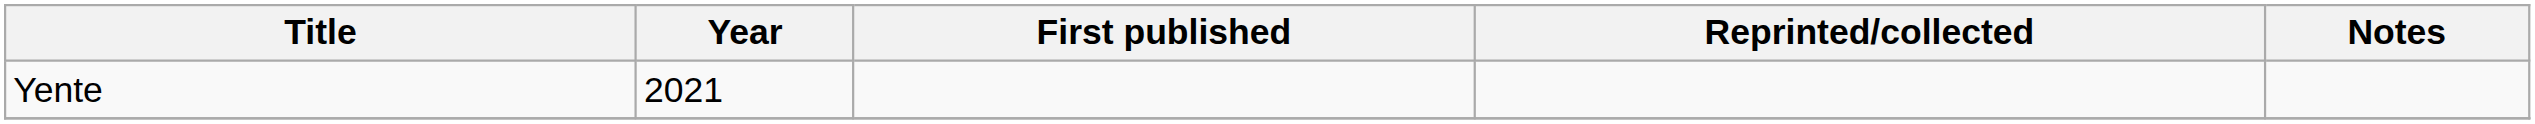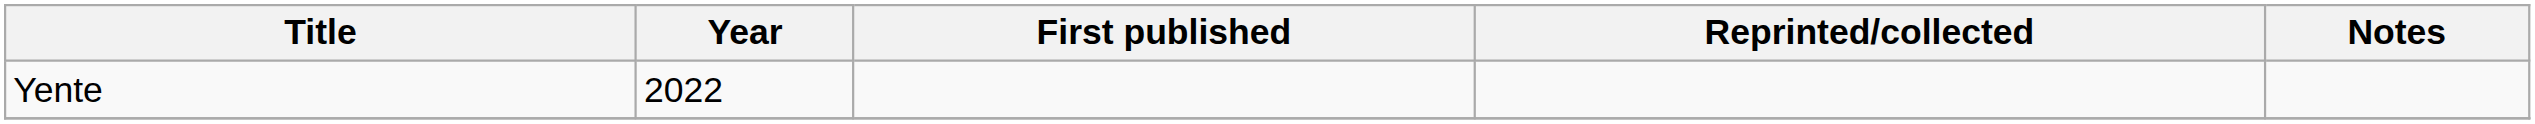(684, 88) 2021 -> (684, 88) 2022
